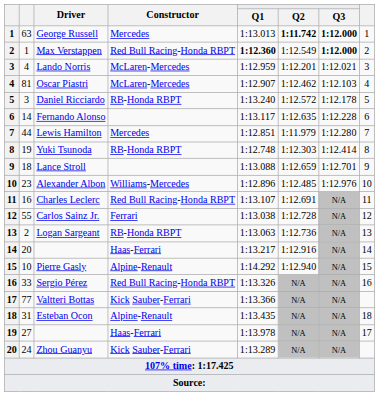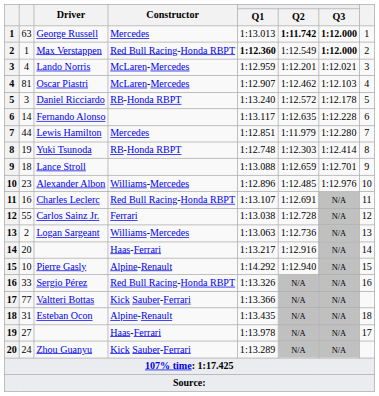(146, 233) RB-Honda RBPT -> (150, 233) Williams-Mercedes
